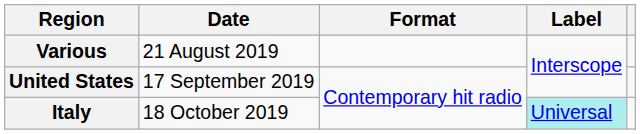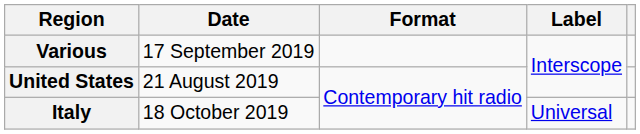(211, 50) 21 August 2019 -> (229, 50) 17 September 2019
(229, 81) 17 September 2019 -> (211, 81) 21 August 2019
(572, 112) paleturquoise background -> (572, 112) no background
